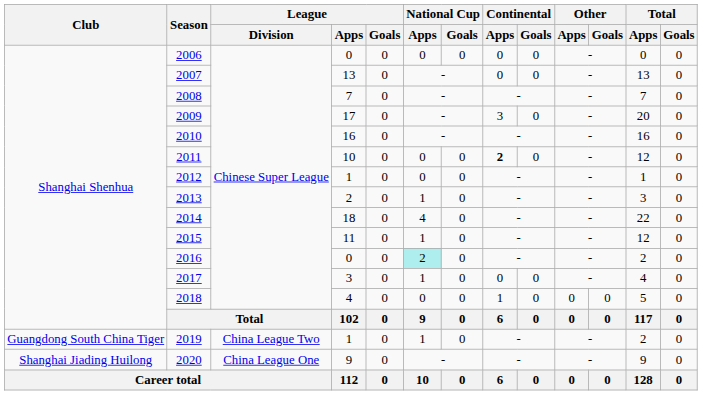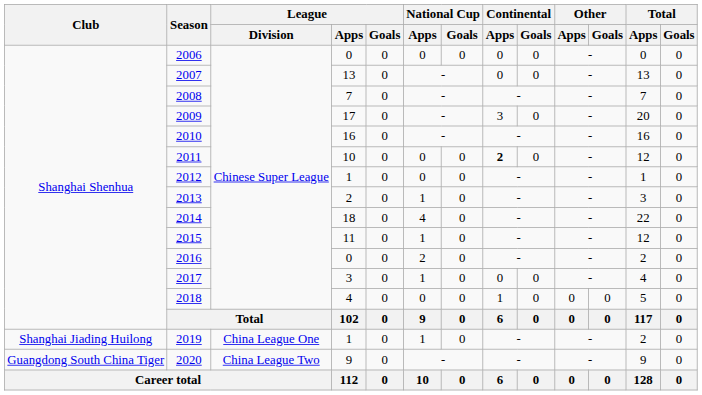(422, 258) paleturquoise background -> (422, 258) no background
(86, 339) Guangdong South China Tiger -> (86, 339) Shanghai Jiading Huilong
(271, 339) China League Two -> (271, 339) China League One
(86, 359) Shanghai Jiading Huilong -> (86, 359) Guangdong South China Tiger
(271, 359) China League One -> (271, 359) China League Two
